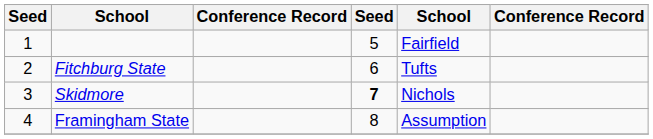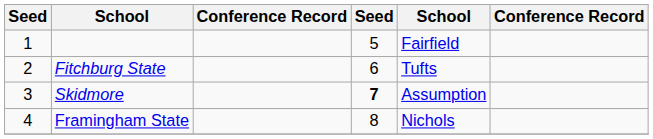(428, 95) Nichols -> (444, 95) Assumption
(444, 120) Assumption -> (428, 120) Nichols
